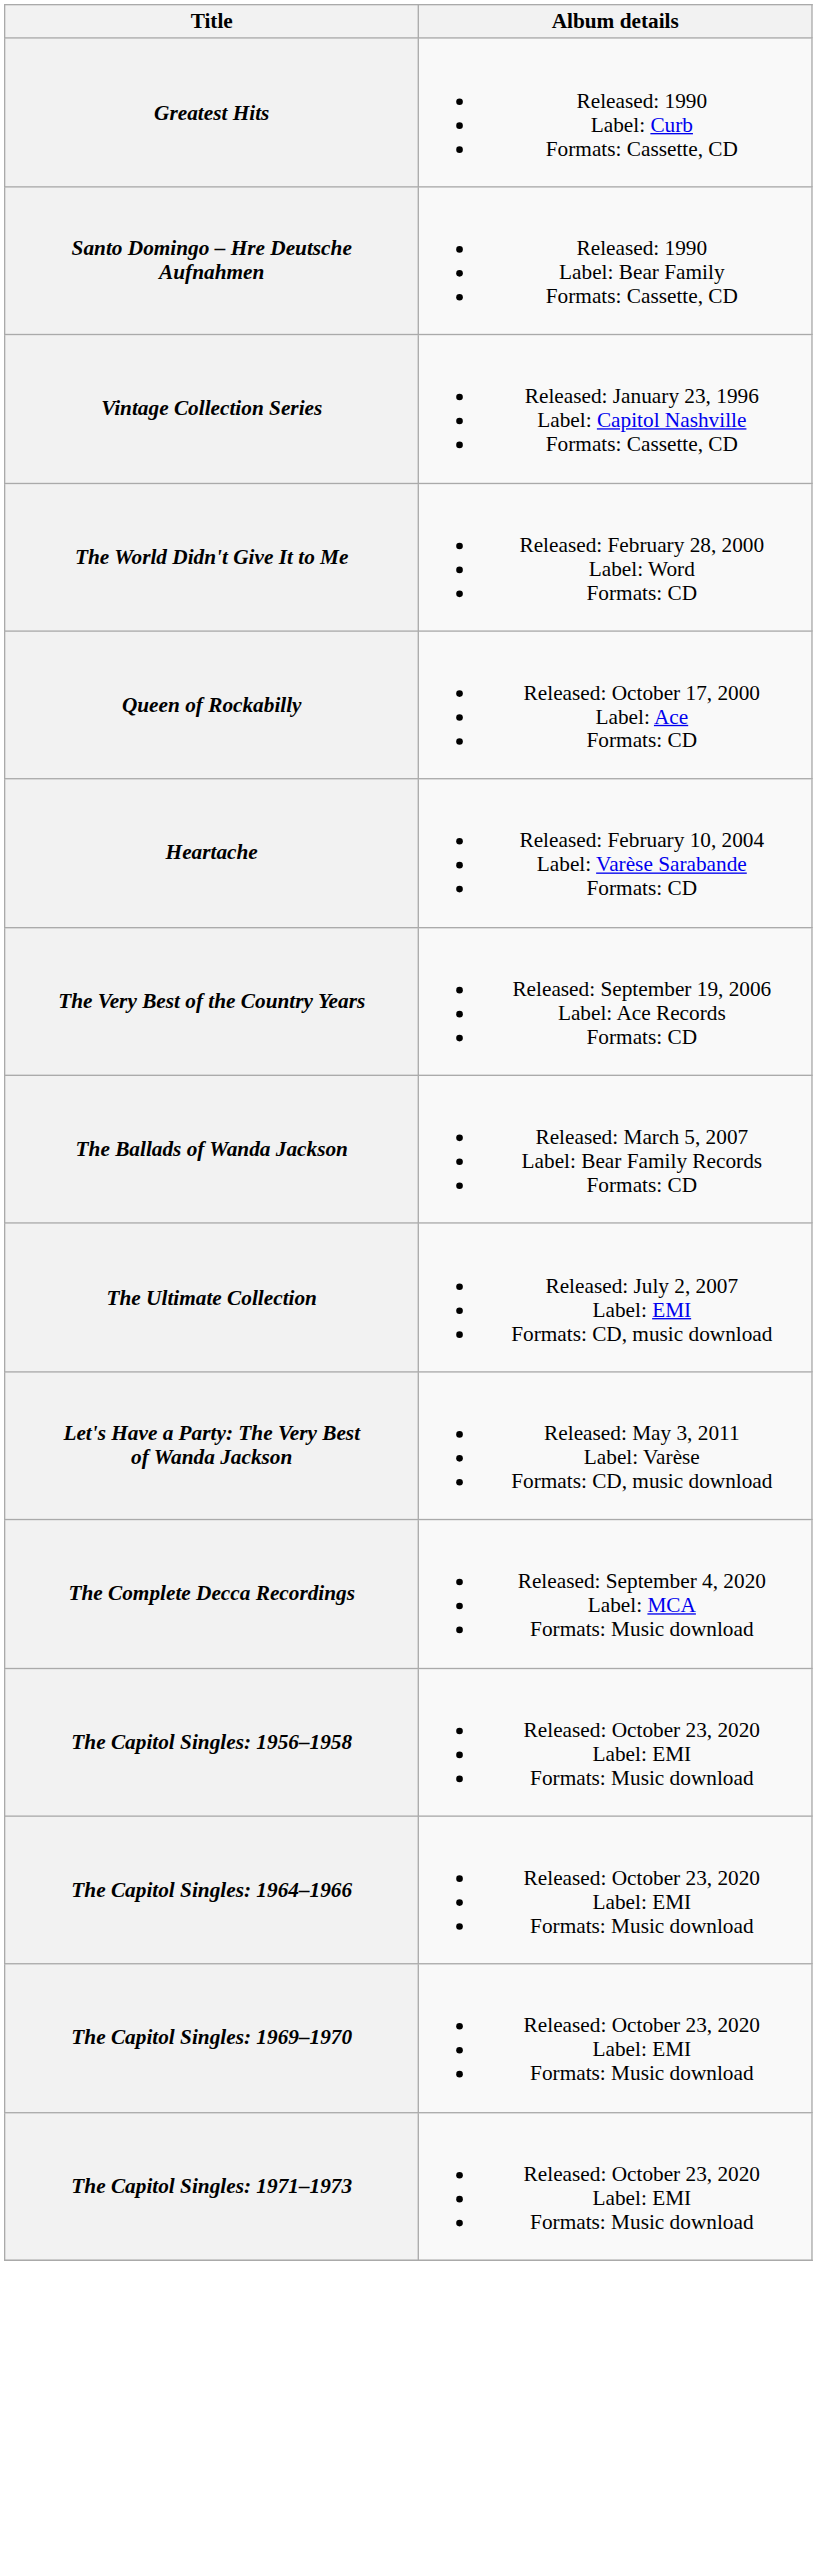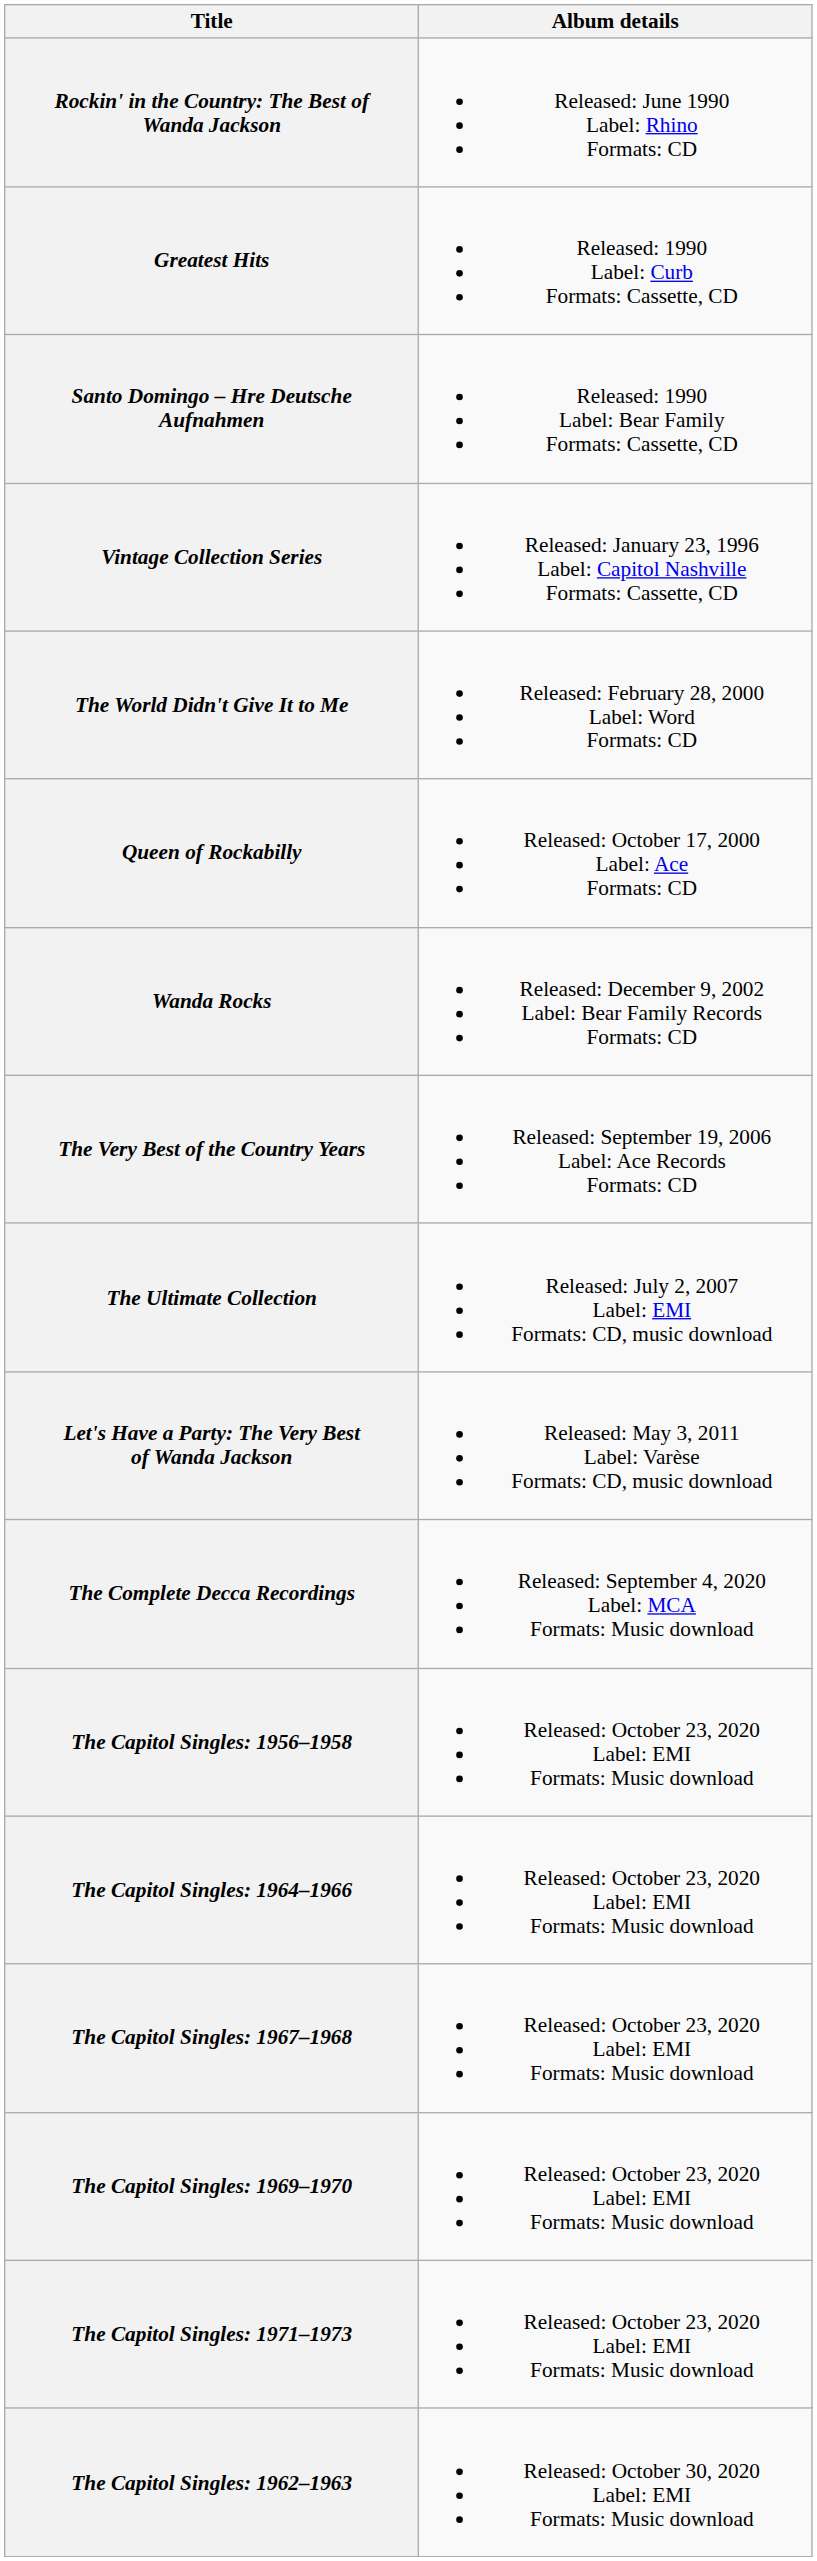+ row: (212, 112)
+ row: (212, 1001)
- row: (212, 852)
- row: (212, 1149)
+ row: (212, 2037)
+ row: (212, 2482)
